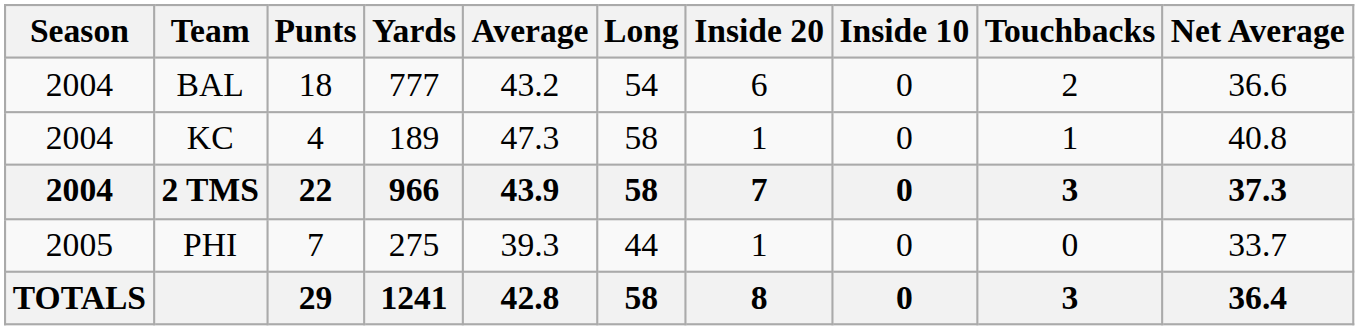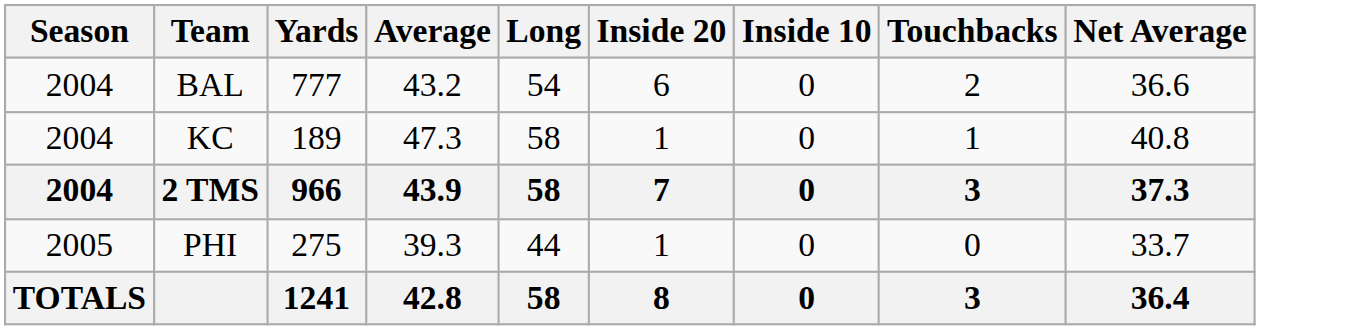- column: (315, 31)
